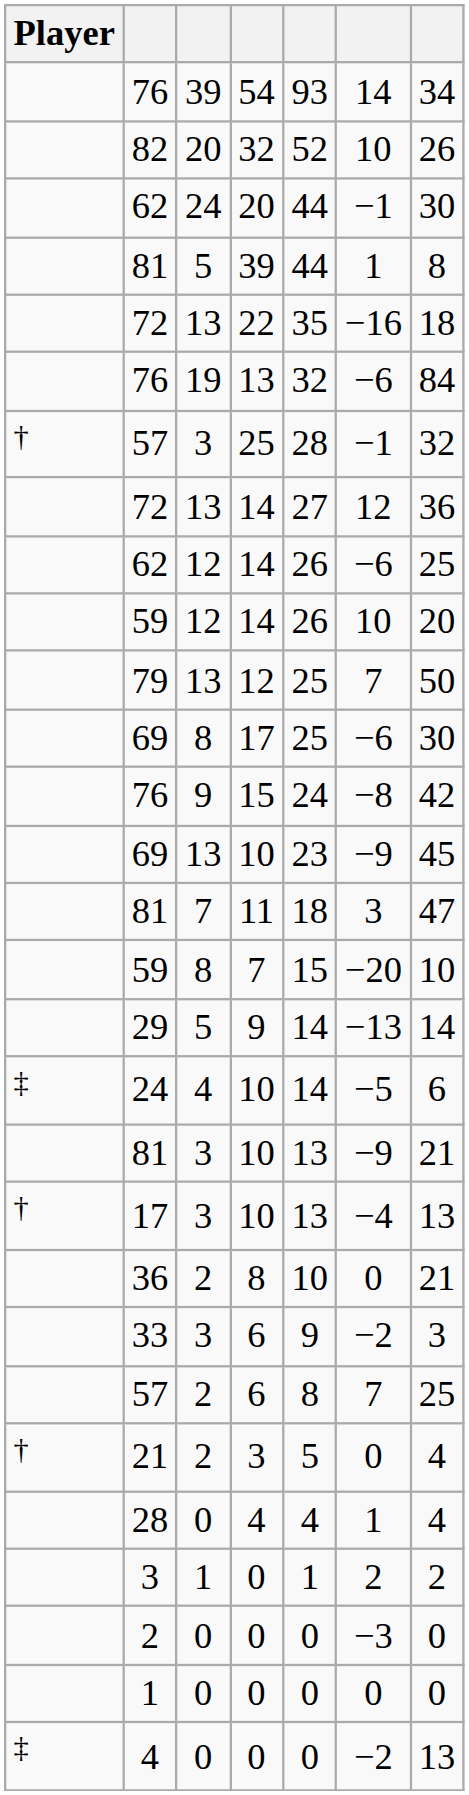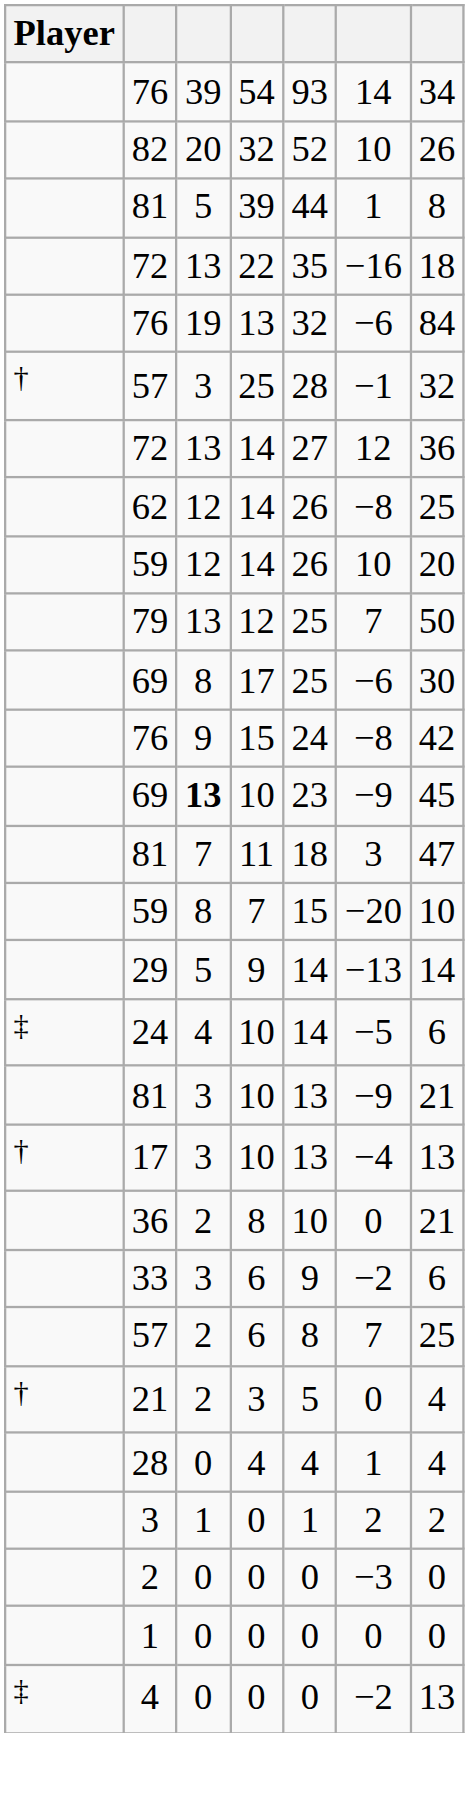- row: (150, 206)
(373, 563) −6 -> (373, 506) −8
(203, 853) normal -> (203, 795) bold
(437, 1335) 3 -> (437, 1277) 6
